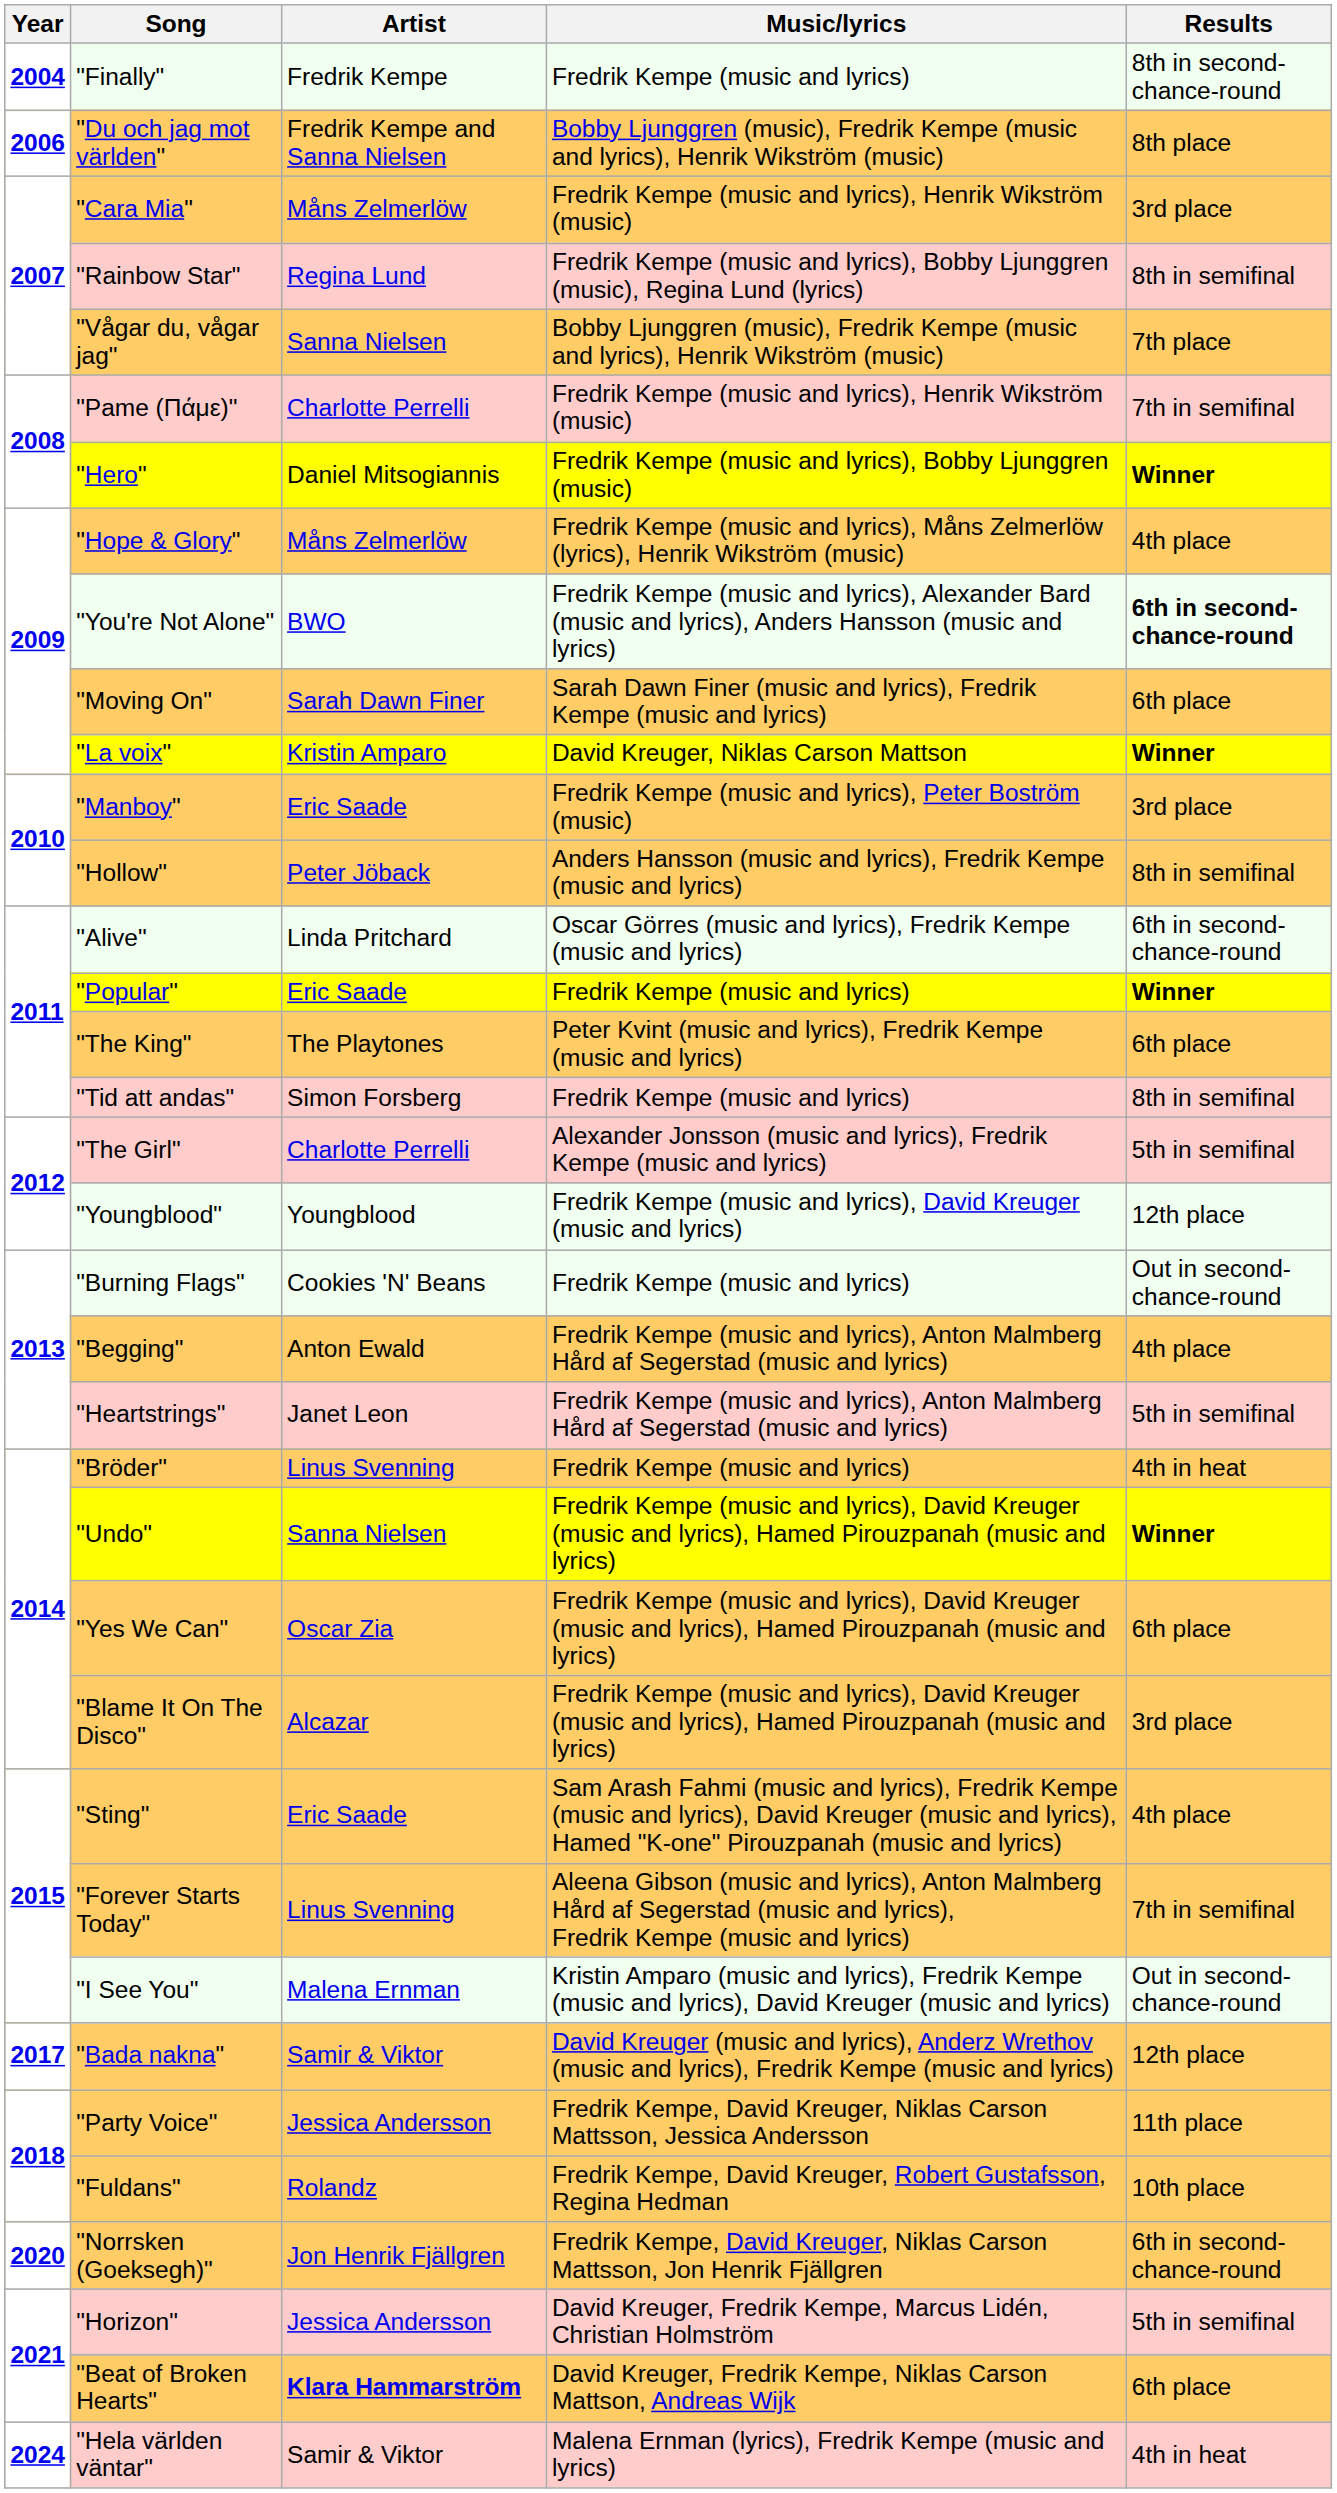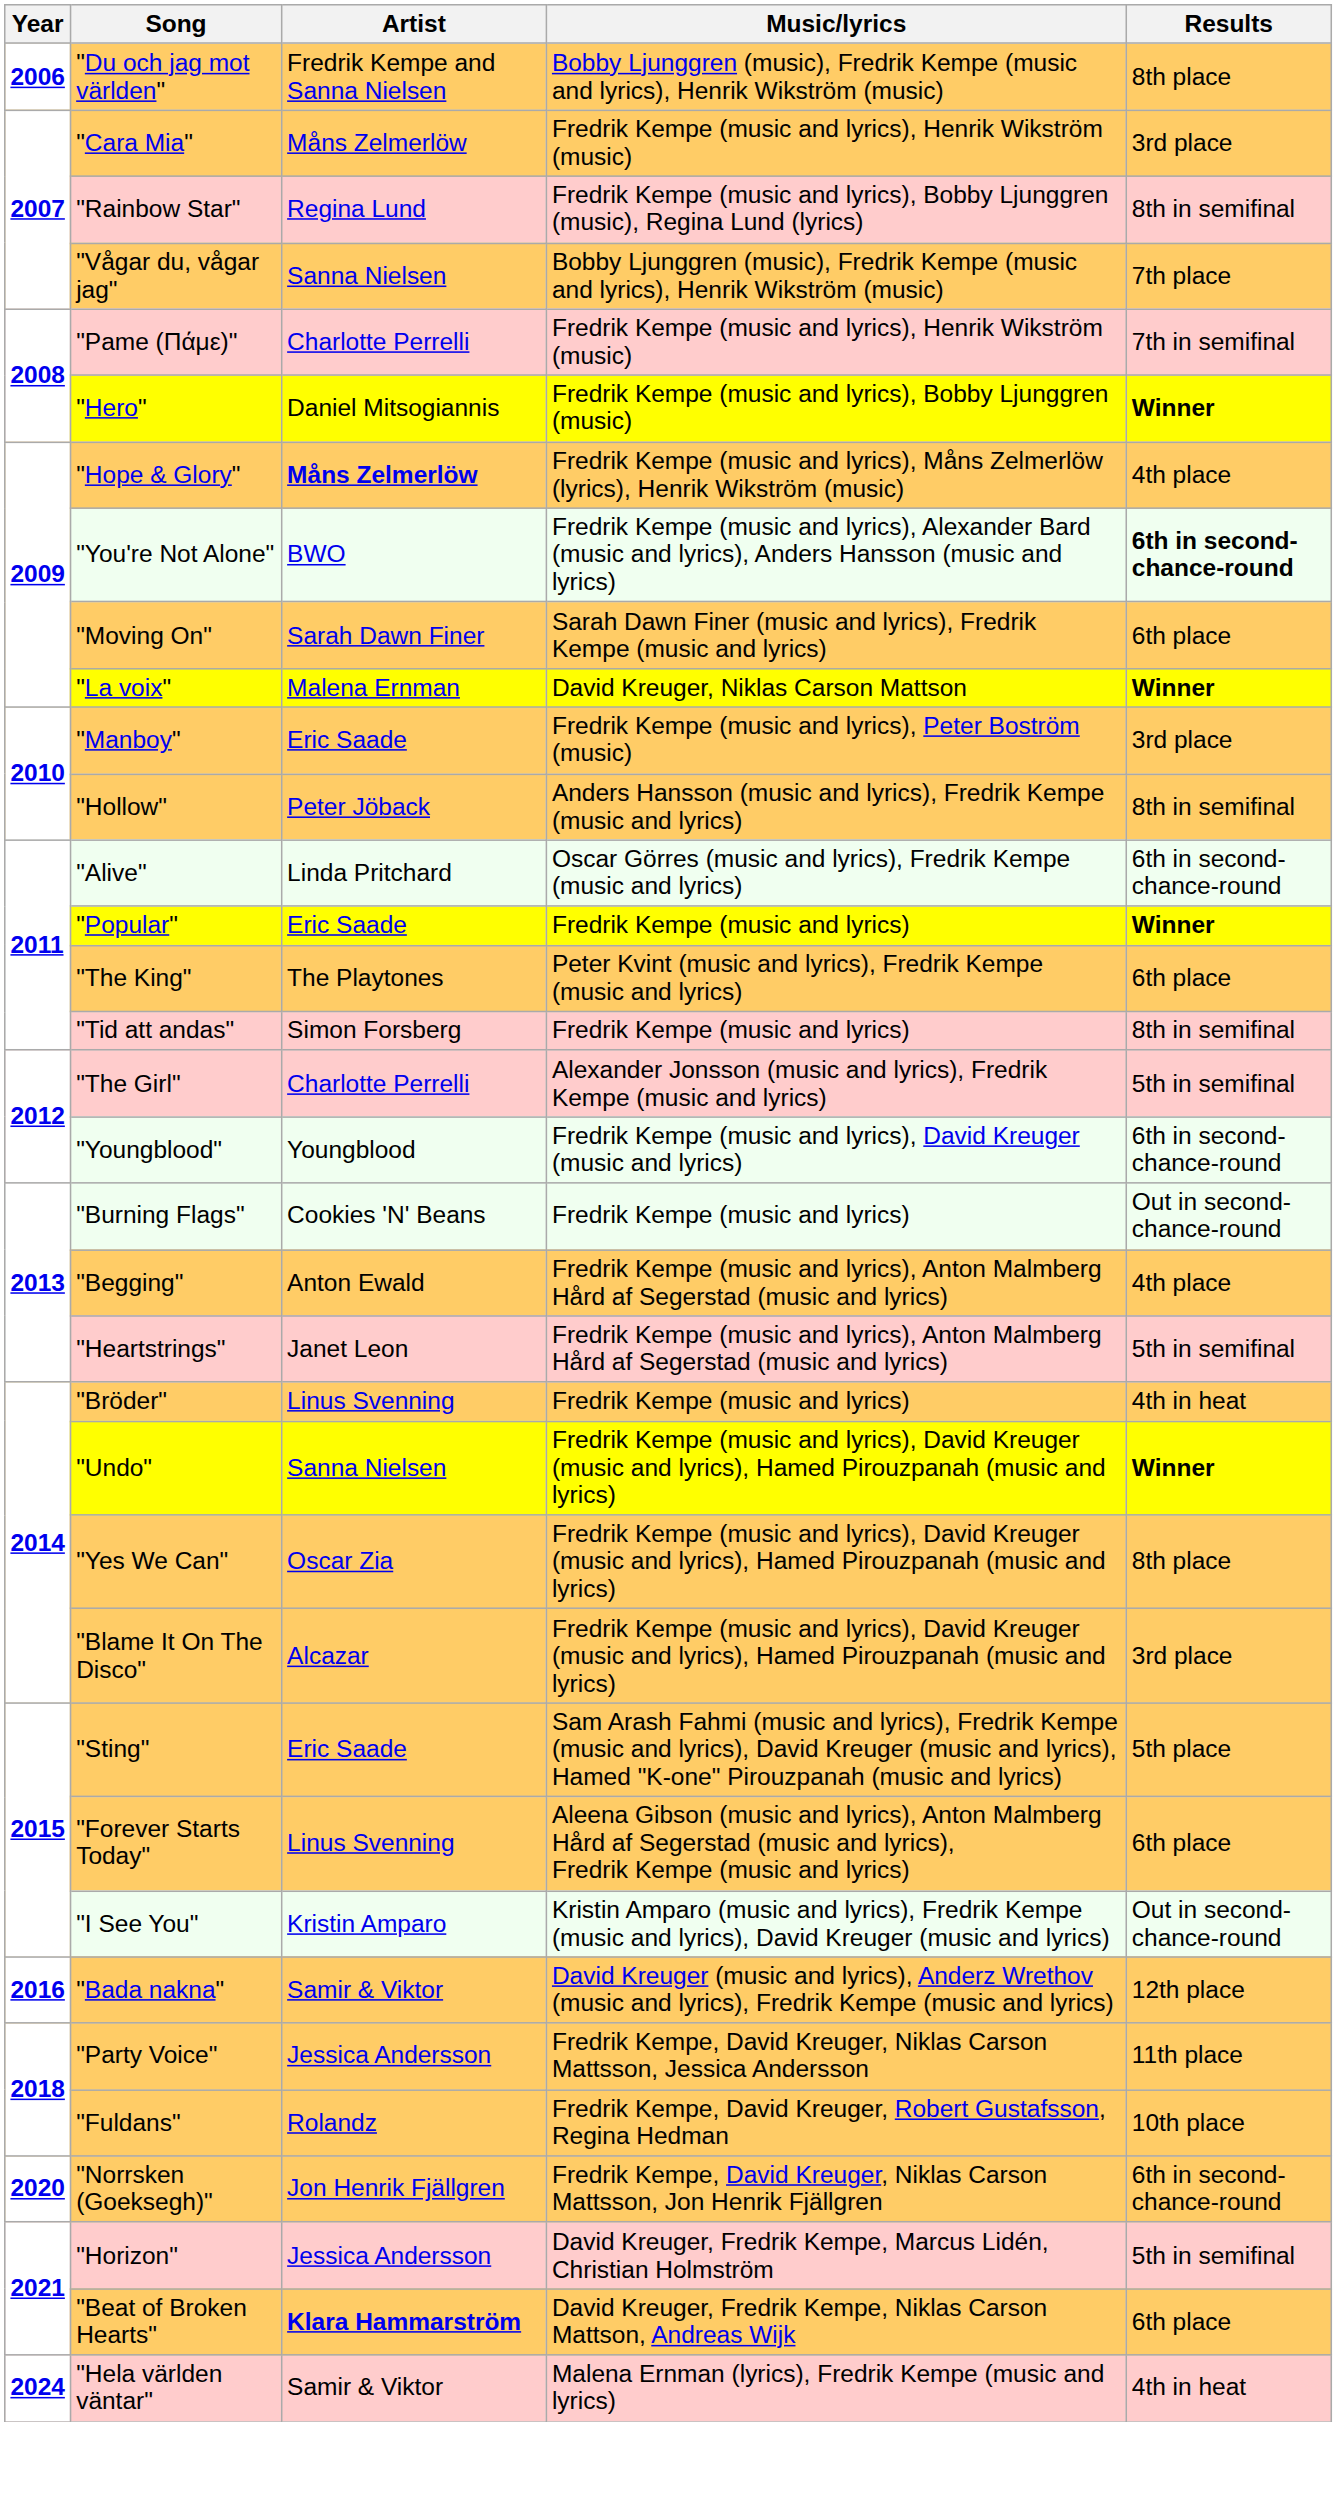- row: (120, 76)
(377, 541) normal -> (382, 474) bold
(367, 753) Kristin Amparo -> (374, 687) Malena Ernman
(1188, 1215) 12th place -> (1209, 1149) 6th in second-chance-round
(1181, 1627) 6th place -> (1181, 1561) 8th place
(1181, 1815) 4th place -> (1181, 1749) 5th place
(1213, 1909) 7th in semifinal -> (1181, 1843) 6th place
(374, 1989) Malena Ernman -> (367, 1923) Kristin Amparo
(38, 2056) 2017 -> (38, 1989) 2016
